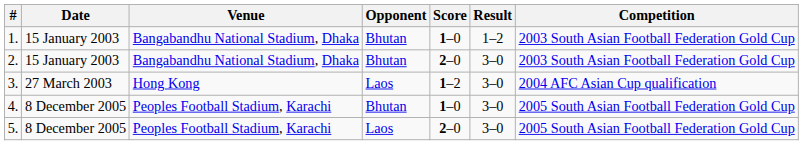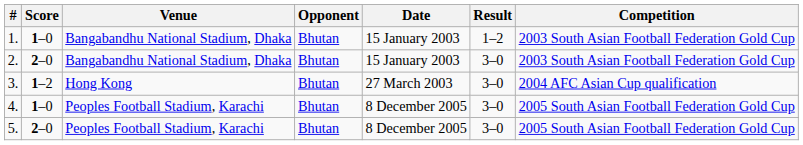columns swapped: (76, 15) <-> (450, 15)
(379, 83) Laos -> (319, 83) Bhutan
(379, 128) Laos -> (319, 128) Bhutan
